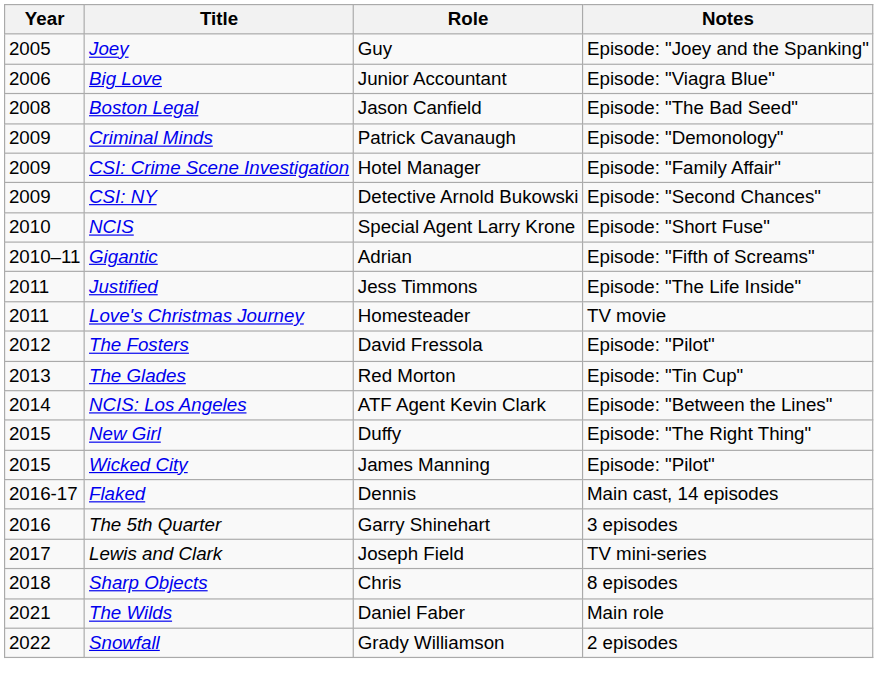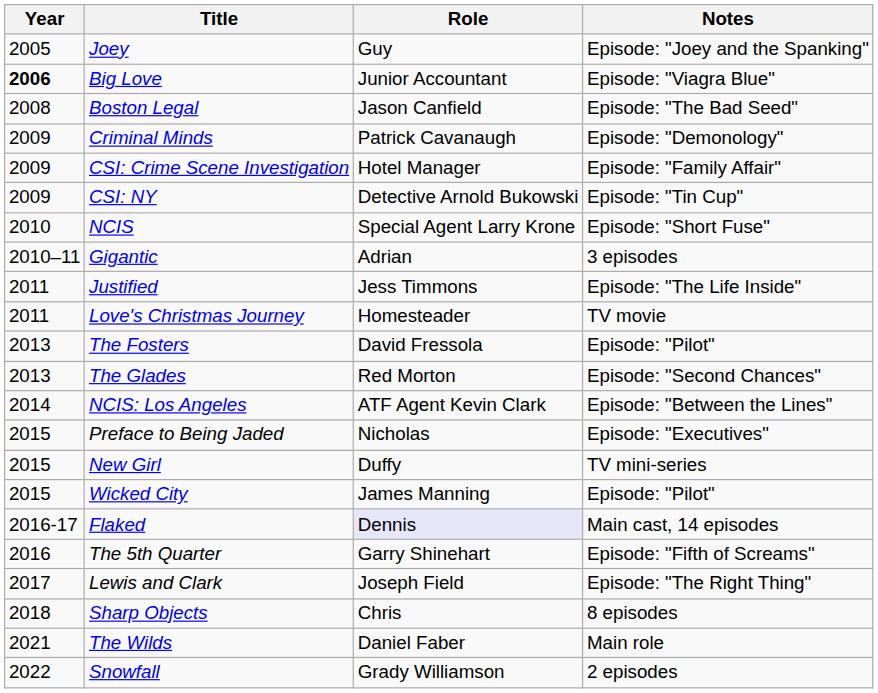(30, 78) normal -> (30, 78) bold
(704, 197) Episode: "Second Chances" -> (665, 197) Episode: "Tin Cup"
(701, 256) Episode: "Fifth of Screams" -> (632, 256) 3 episodes
(30, 345) 2012 -> (30, 345) 2013
(665, 375) Episode: "Tin Cup" -> (704, 375) Episode: "Second Chances"
+ row: (186, 434)
(699, 434) Episode: "The Right Thing" -> (647, 464) TV mini-series
(387, 494) no background -> (387, 524) lavender background
(632, 524) 3 episodes -> (701, 553) Episode: "Fifth of Screams"
(647, 553) TV mini-series -> (699, 583) Episode: "The Right Thing"
